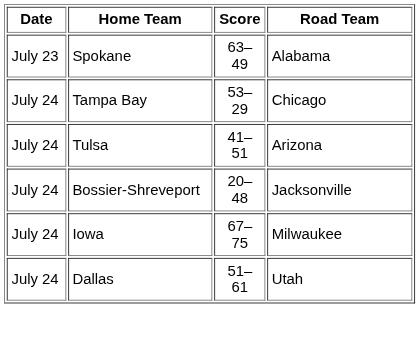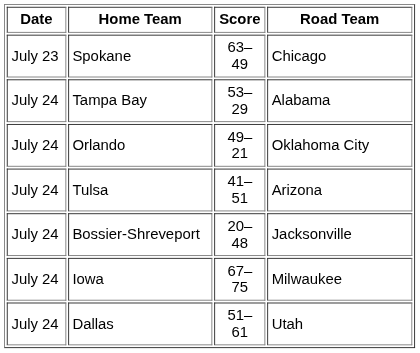(301, 56) Alabama -> (299, 56) Chicago
(299, 100) Chicago -> (301, 100) Alabama
+ row: (99, 145)
